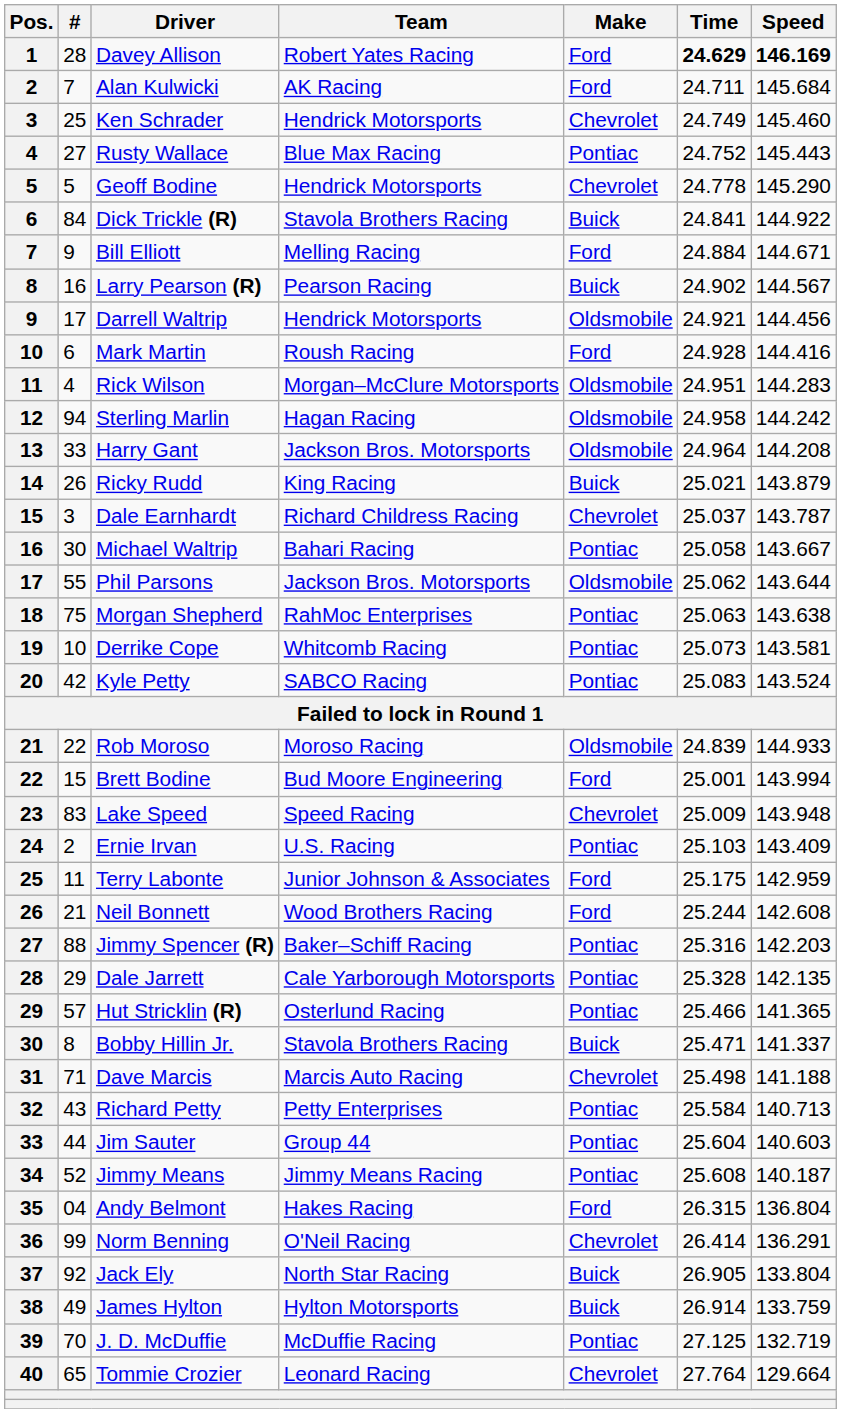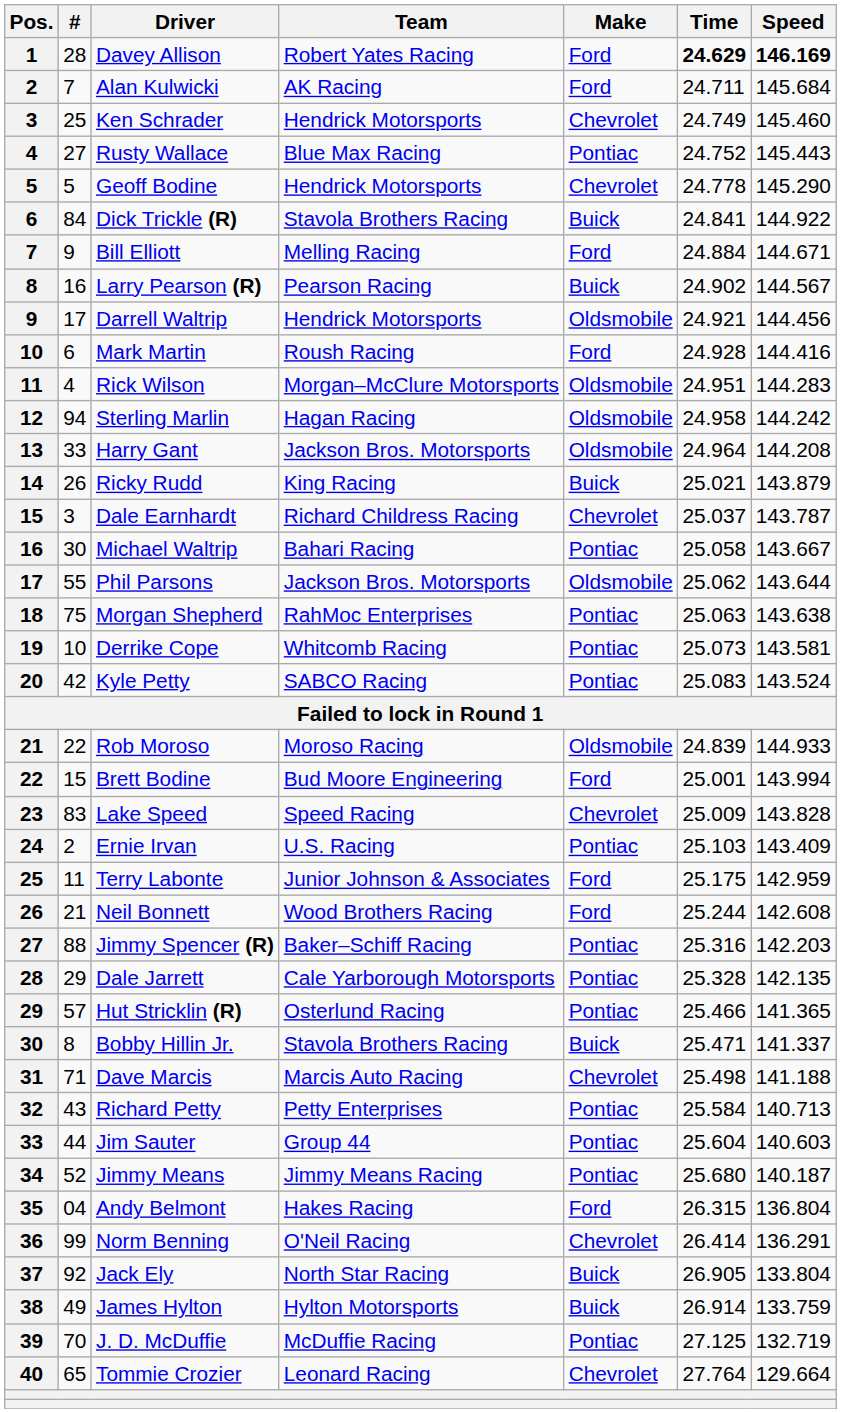(793, 813) 143.948 -> (793, 813) 143.828
(714, 1175) 25.608 -> (714, 1175) 25.680
